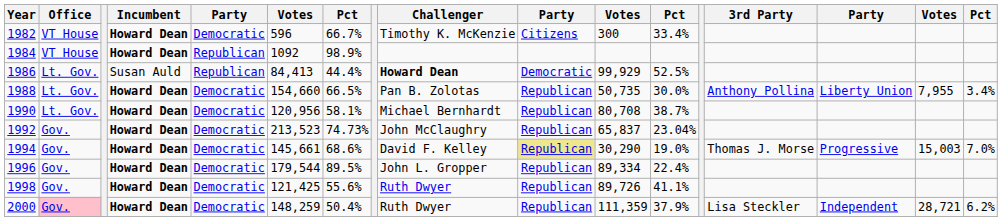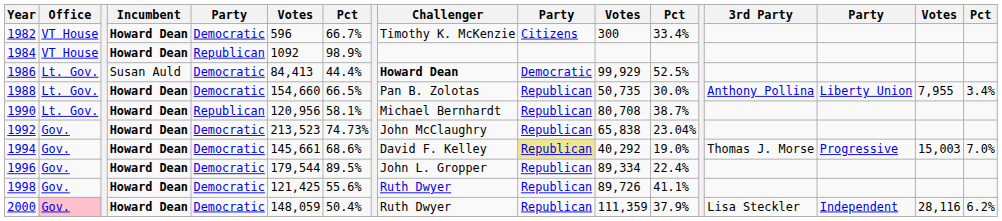(229, 72) Republican -> (229, 72) Democratic
(229, 110) Democratic -> (229, 110) Republican
(619, 130) 65,837 -> (619, 130) 65,838
(619, 149) 30,290 -> (619, 149) 40,292
(295, 207) 148,259 -> (295, 207) 148,059
(939, 207) 28,721 -> (939, 207) 28,116
